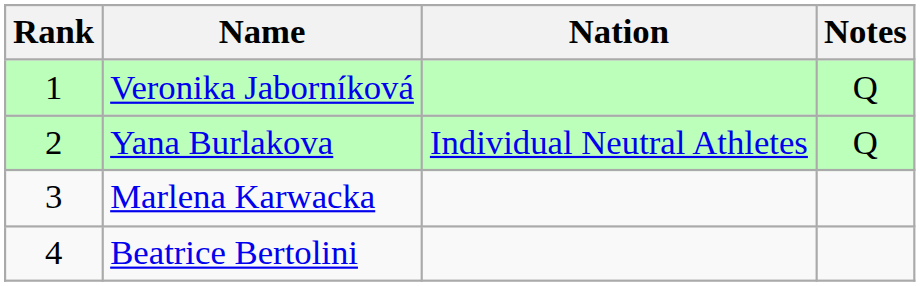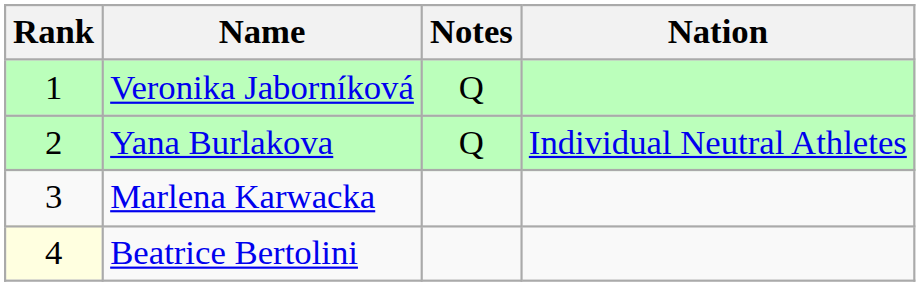columns swapped: (619, 32) <-> (865, 32)
(54, 252) no background -> (54, 252) lightyellow background
